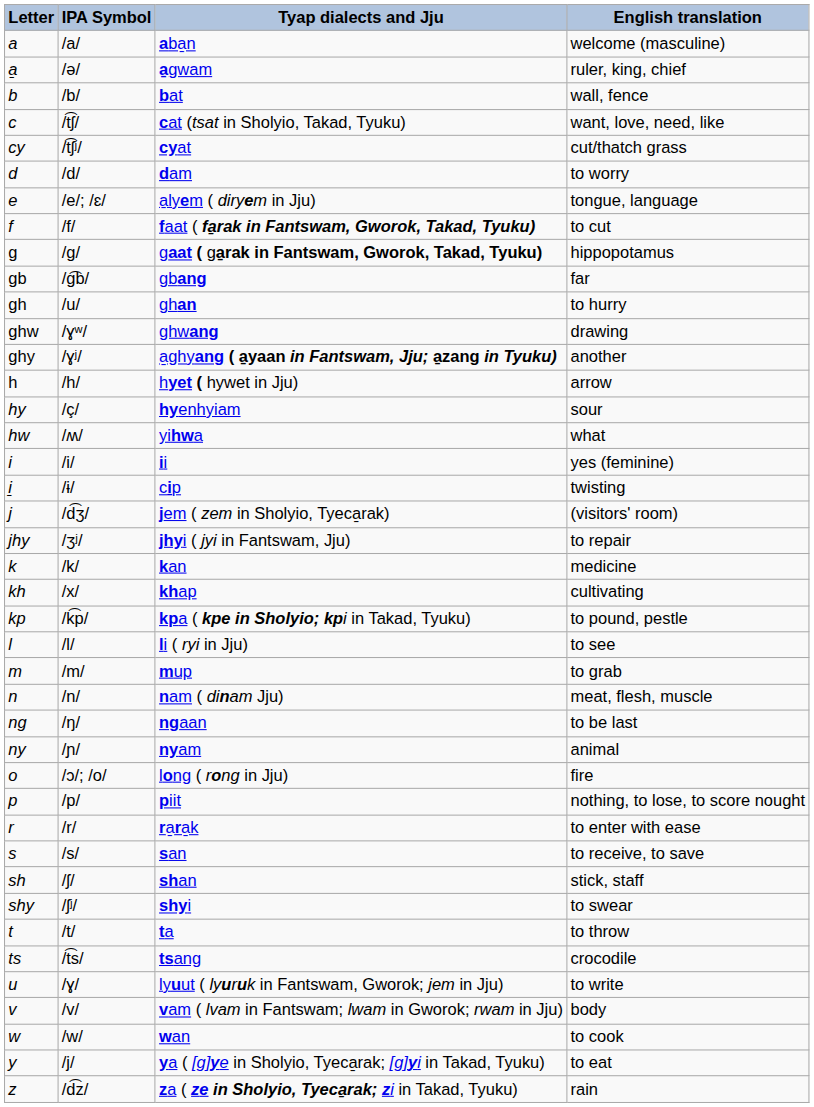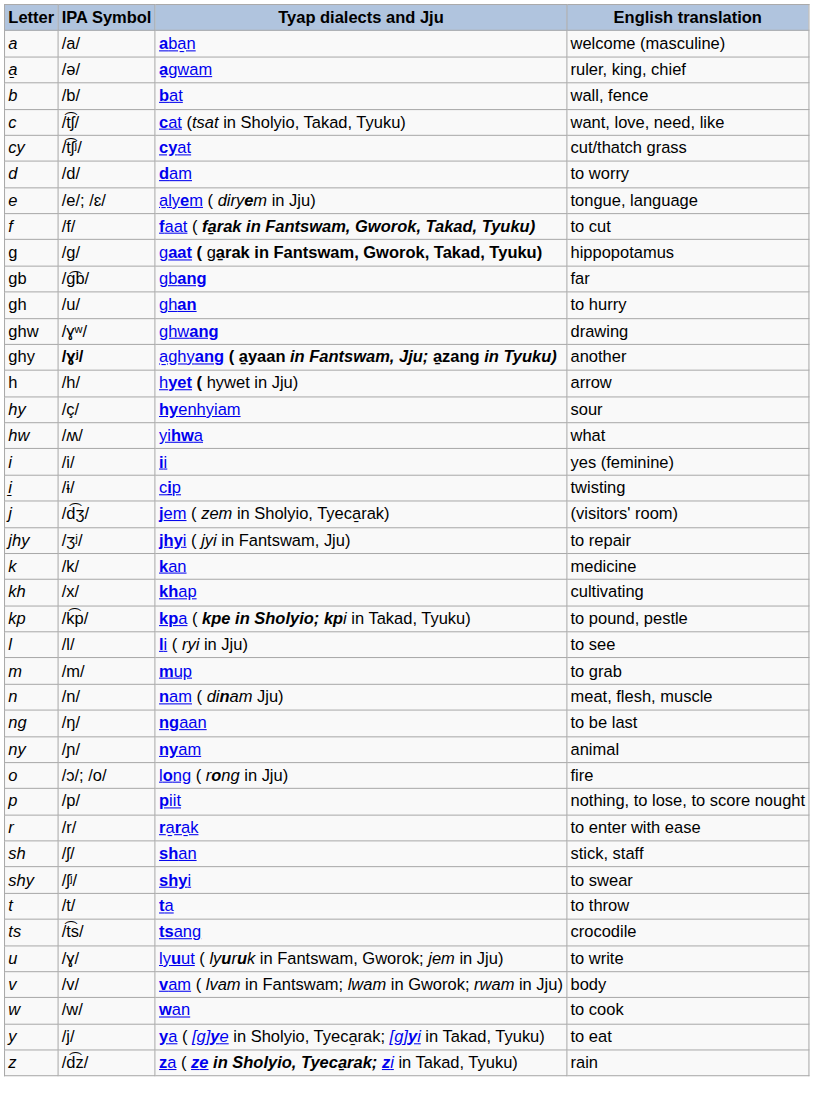(72, 357) normal -> (72, 357) bold
- row: (173, 853)
